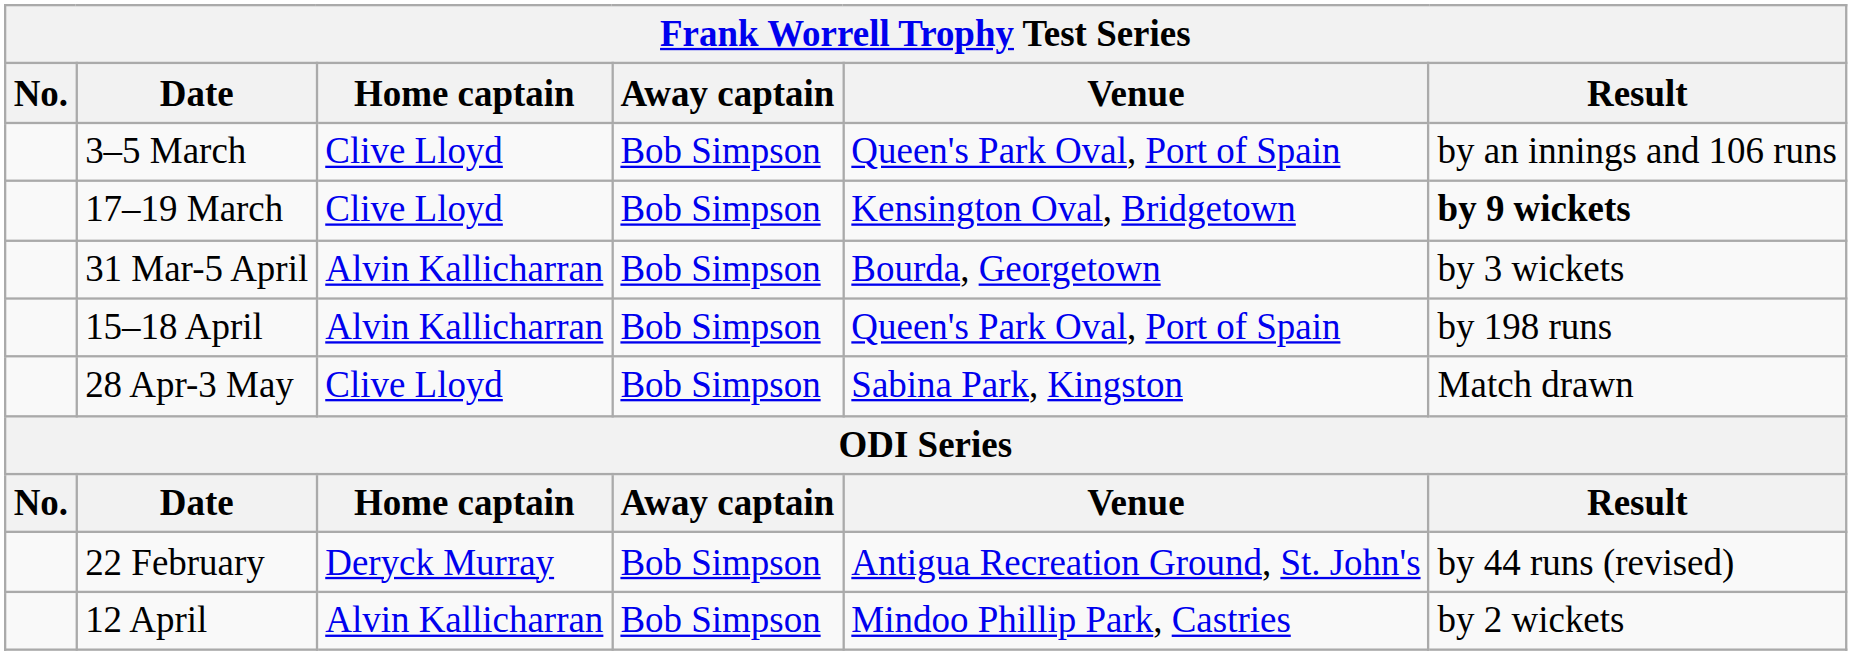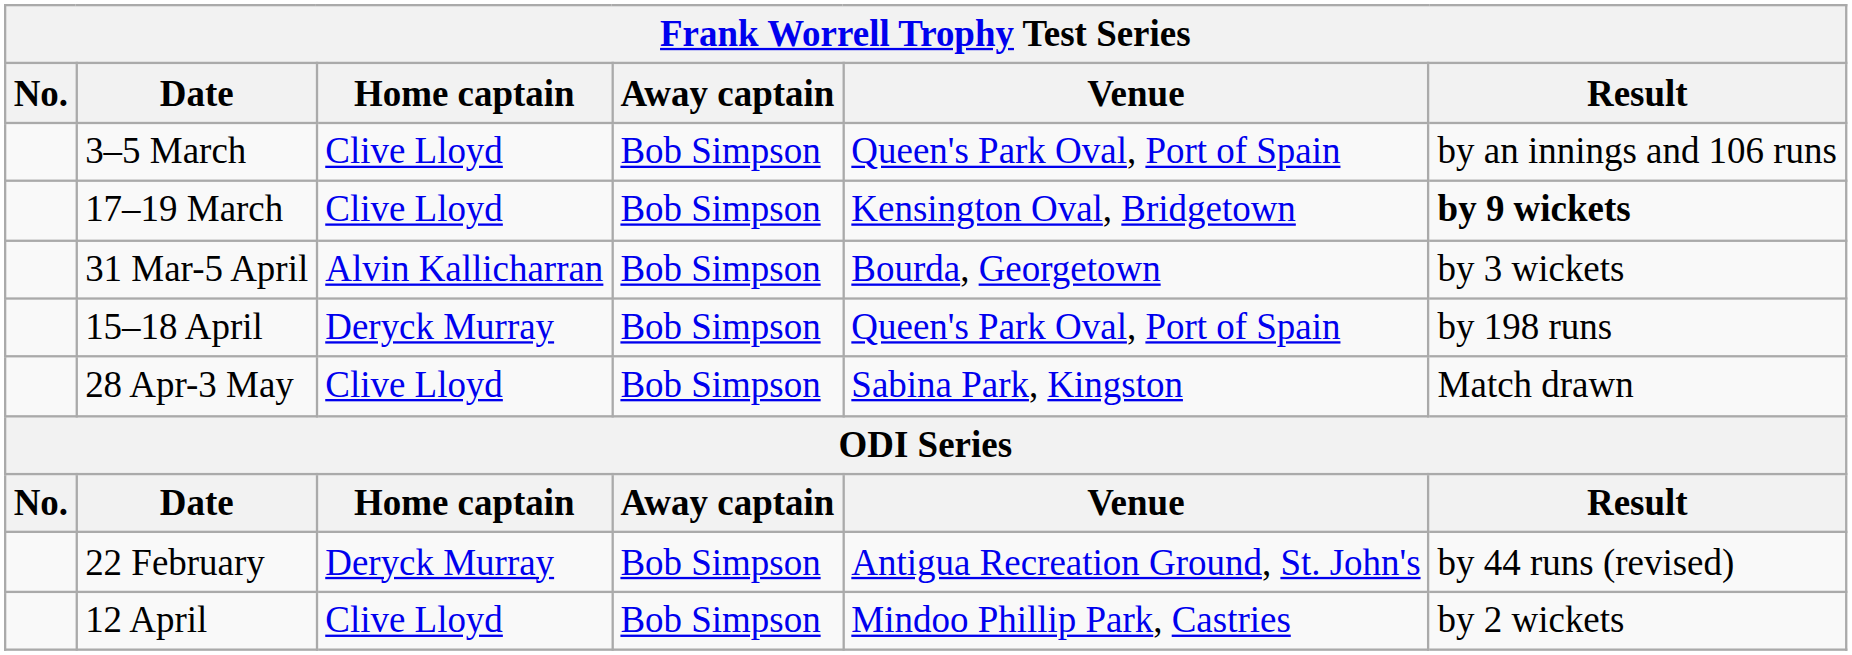(464, 326) Alvin Kallicharran -> (440, 326) Deryck Murray
(464, 619) Alvin Kallicharran -> (414, 619) Clive Lloyd
